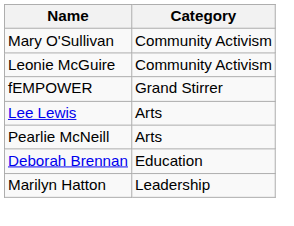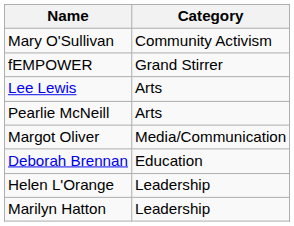- row: (62, 64)
+ row: (54, 137)
+ row: (61, 185)
